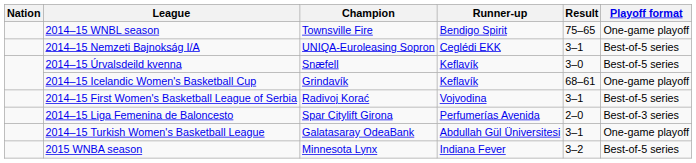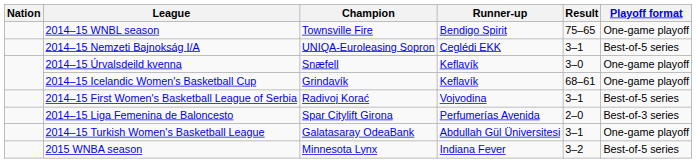(641, 64) Best-of-5 series -> (646, 64) One-game playoff
